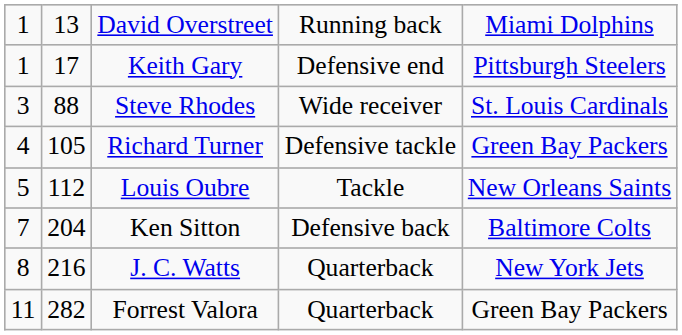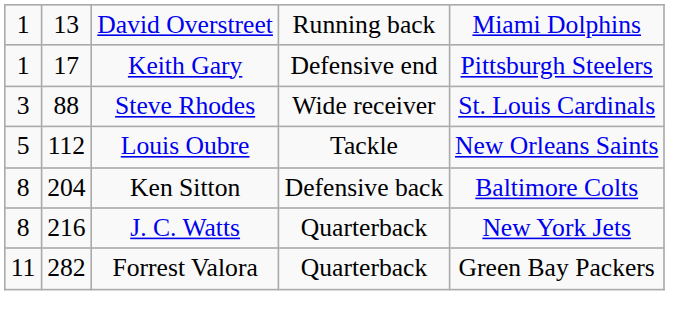- row: (185, 146)
(23, 227) 7 -> (23, 187) 8
